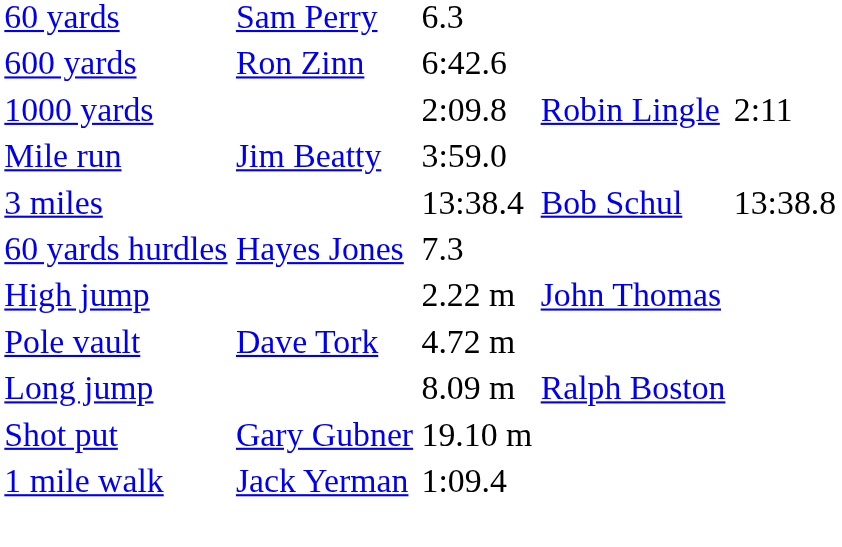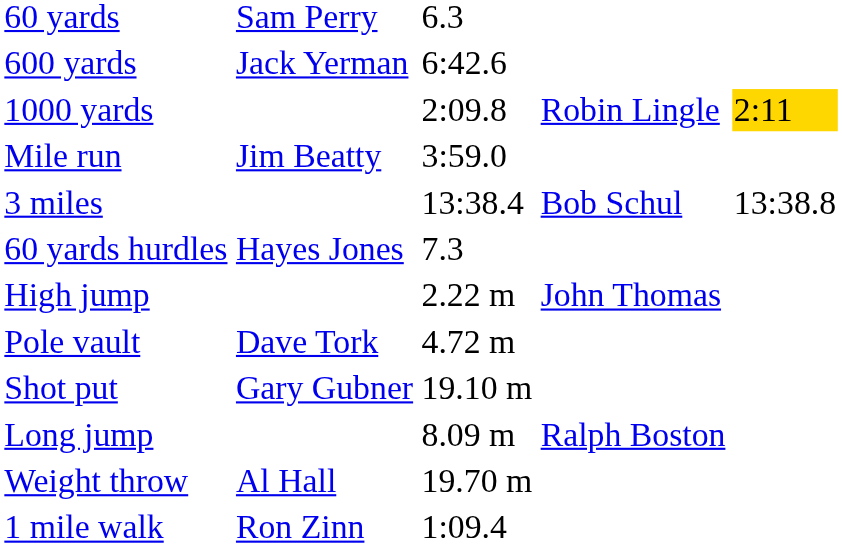(300, 63) Ron Zinn -> (322, 63) Jack Yerman
(763, 109) no background -> (763, 109) gold background
rows swapped: (79, 388) <-> (61, 434)
+ row: (96, 480)
(322, 480) Jack Yerman -> (300, 527) Ron Zinn
